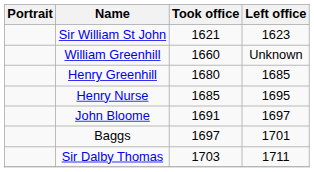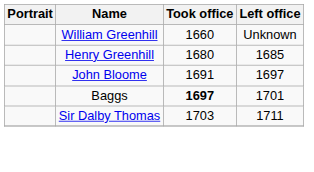- row: (112, 34)
- row: (112, 95)
(206, 136) normal -> (200, 95) bold
